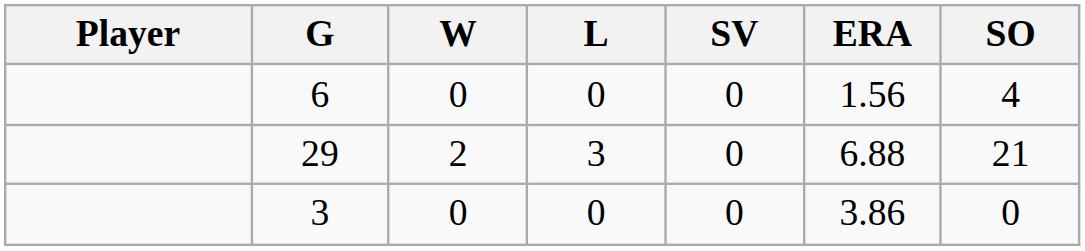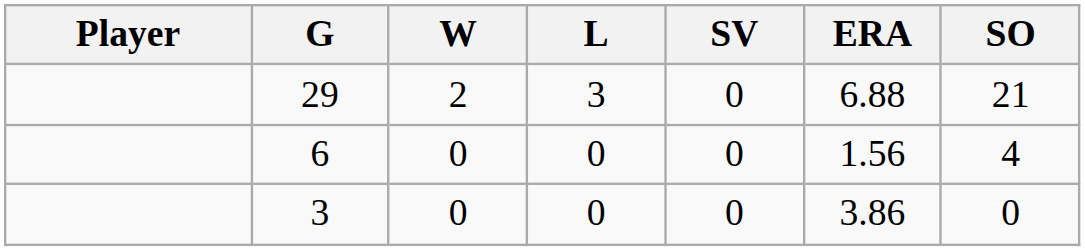rows swapped: (320, 153) <-> (320, 93)
